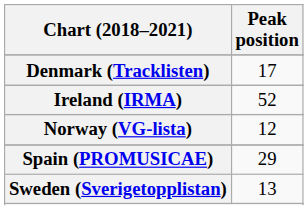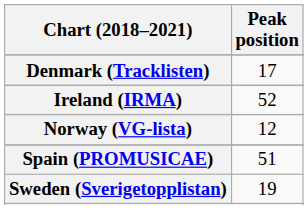(267, 159) 29 -> (267, 159) 51
(267, 188) 13 -> (267, 188) 19
